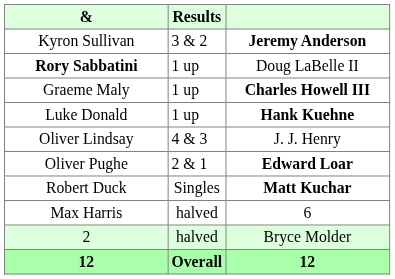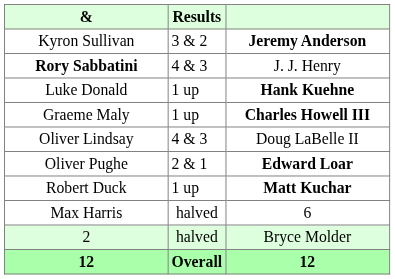(185, 65) 1 up -> (189, 65) 4 & 3
(307, 65) Doug LaBelle II -> (307, 65) J. J. Henry
rows swapped: (86, 90) <-> (86, 114)
(307, 139) J. J. Henry -> (307, 139) Doug LaBelle II
(197, 188) Singles -> (185, 188) 1 up
